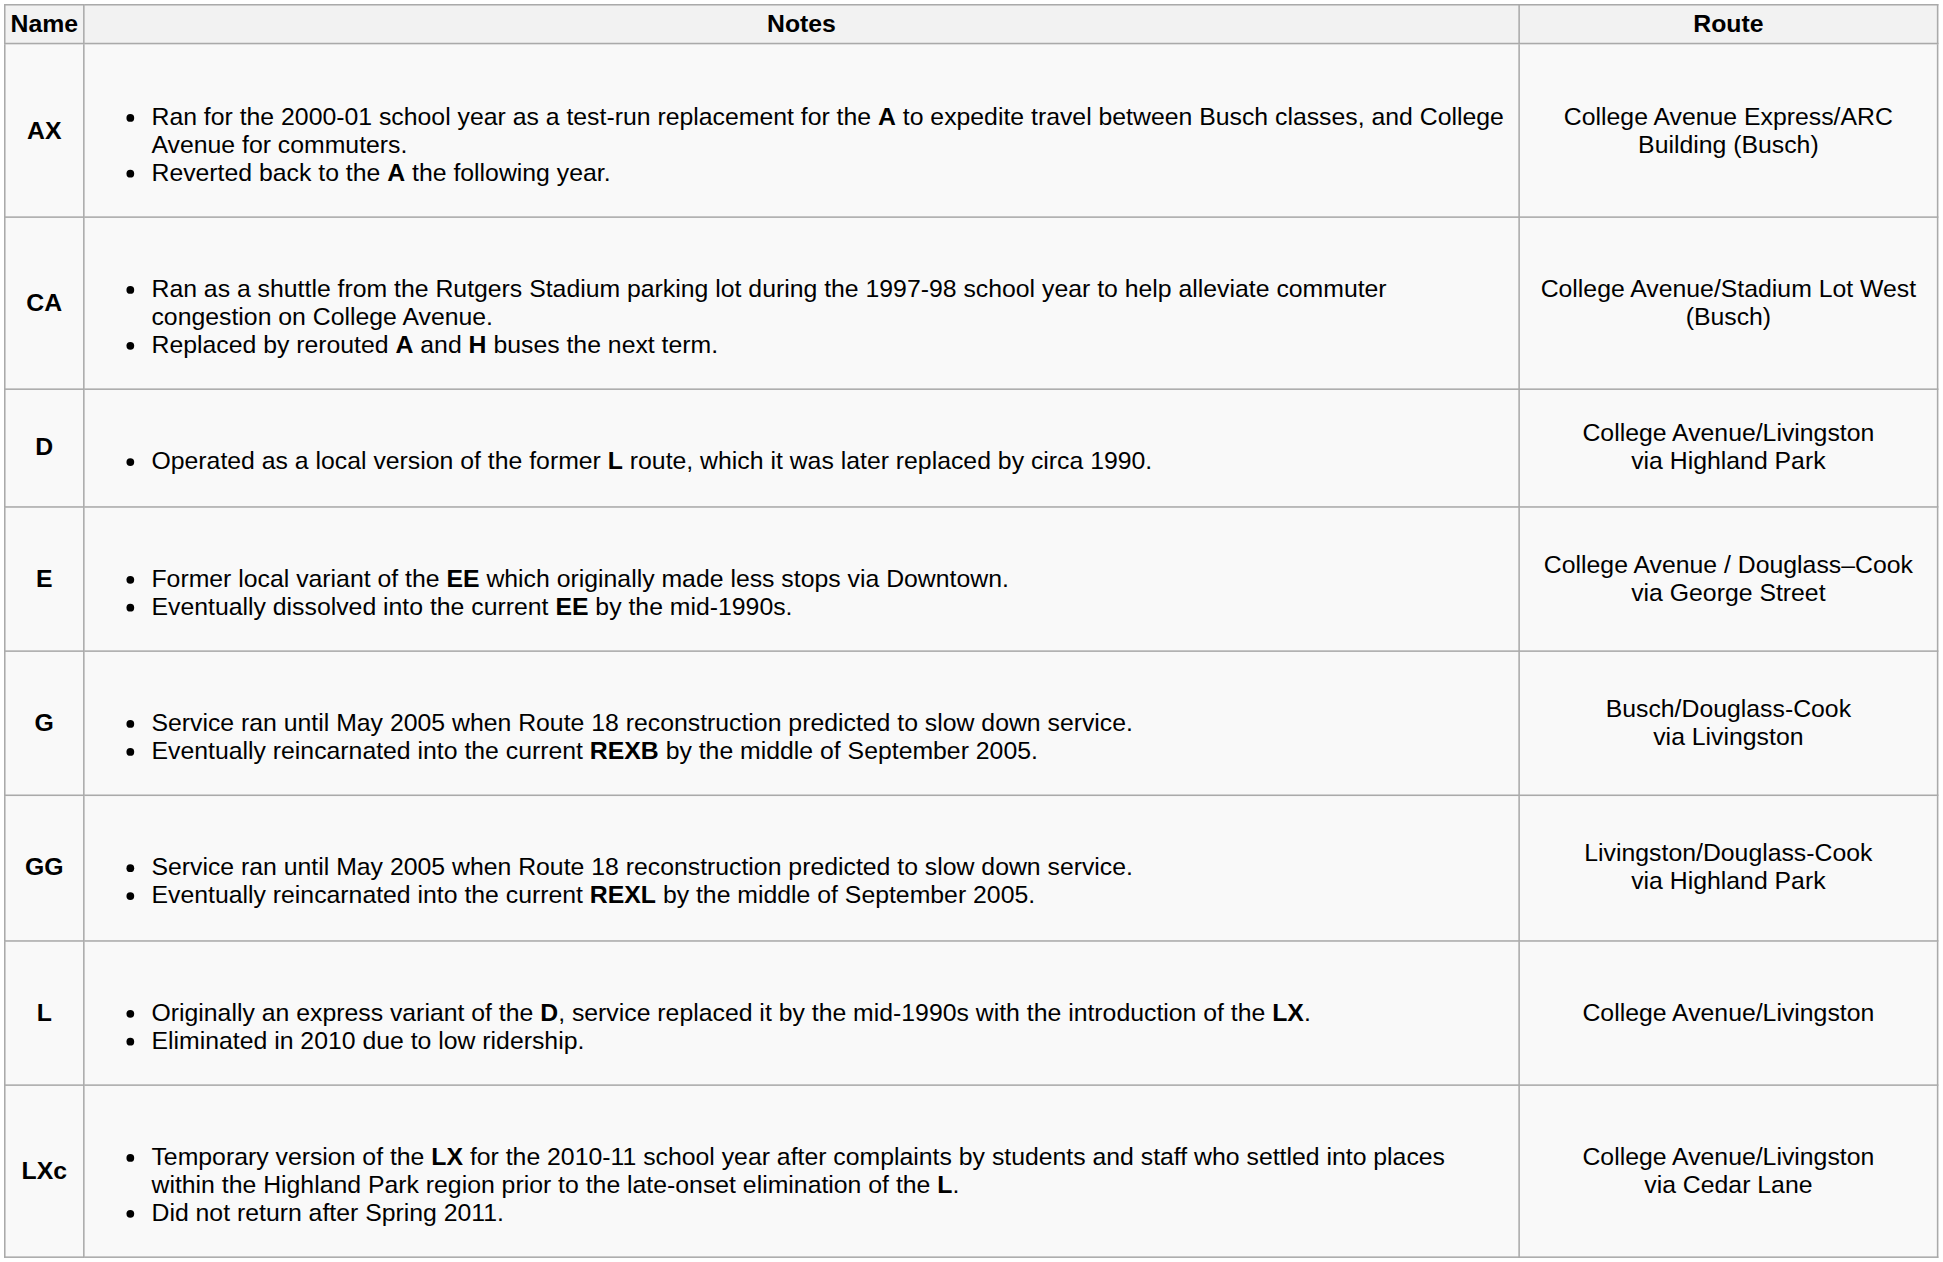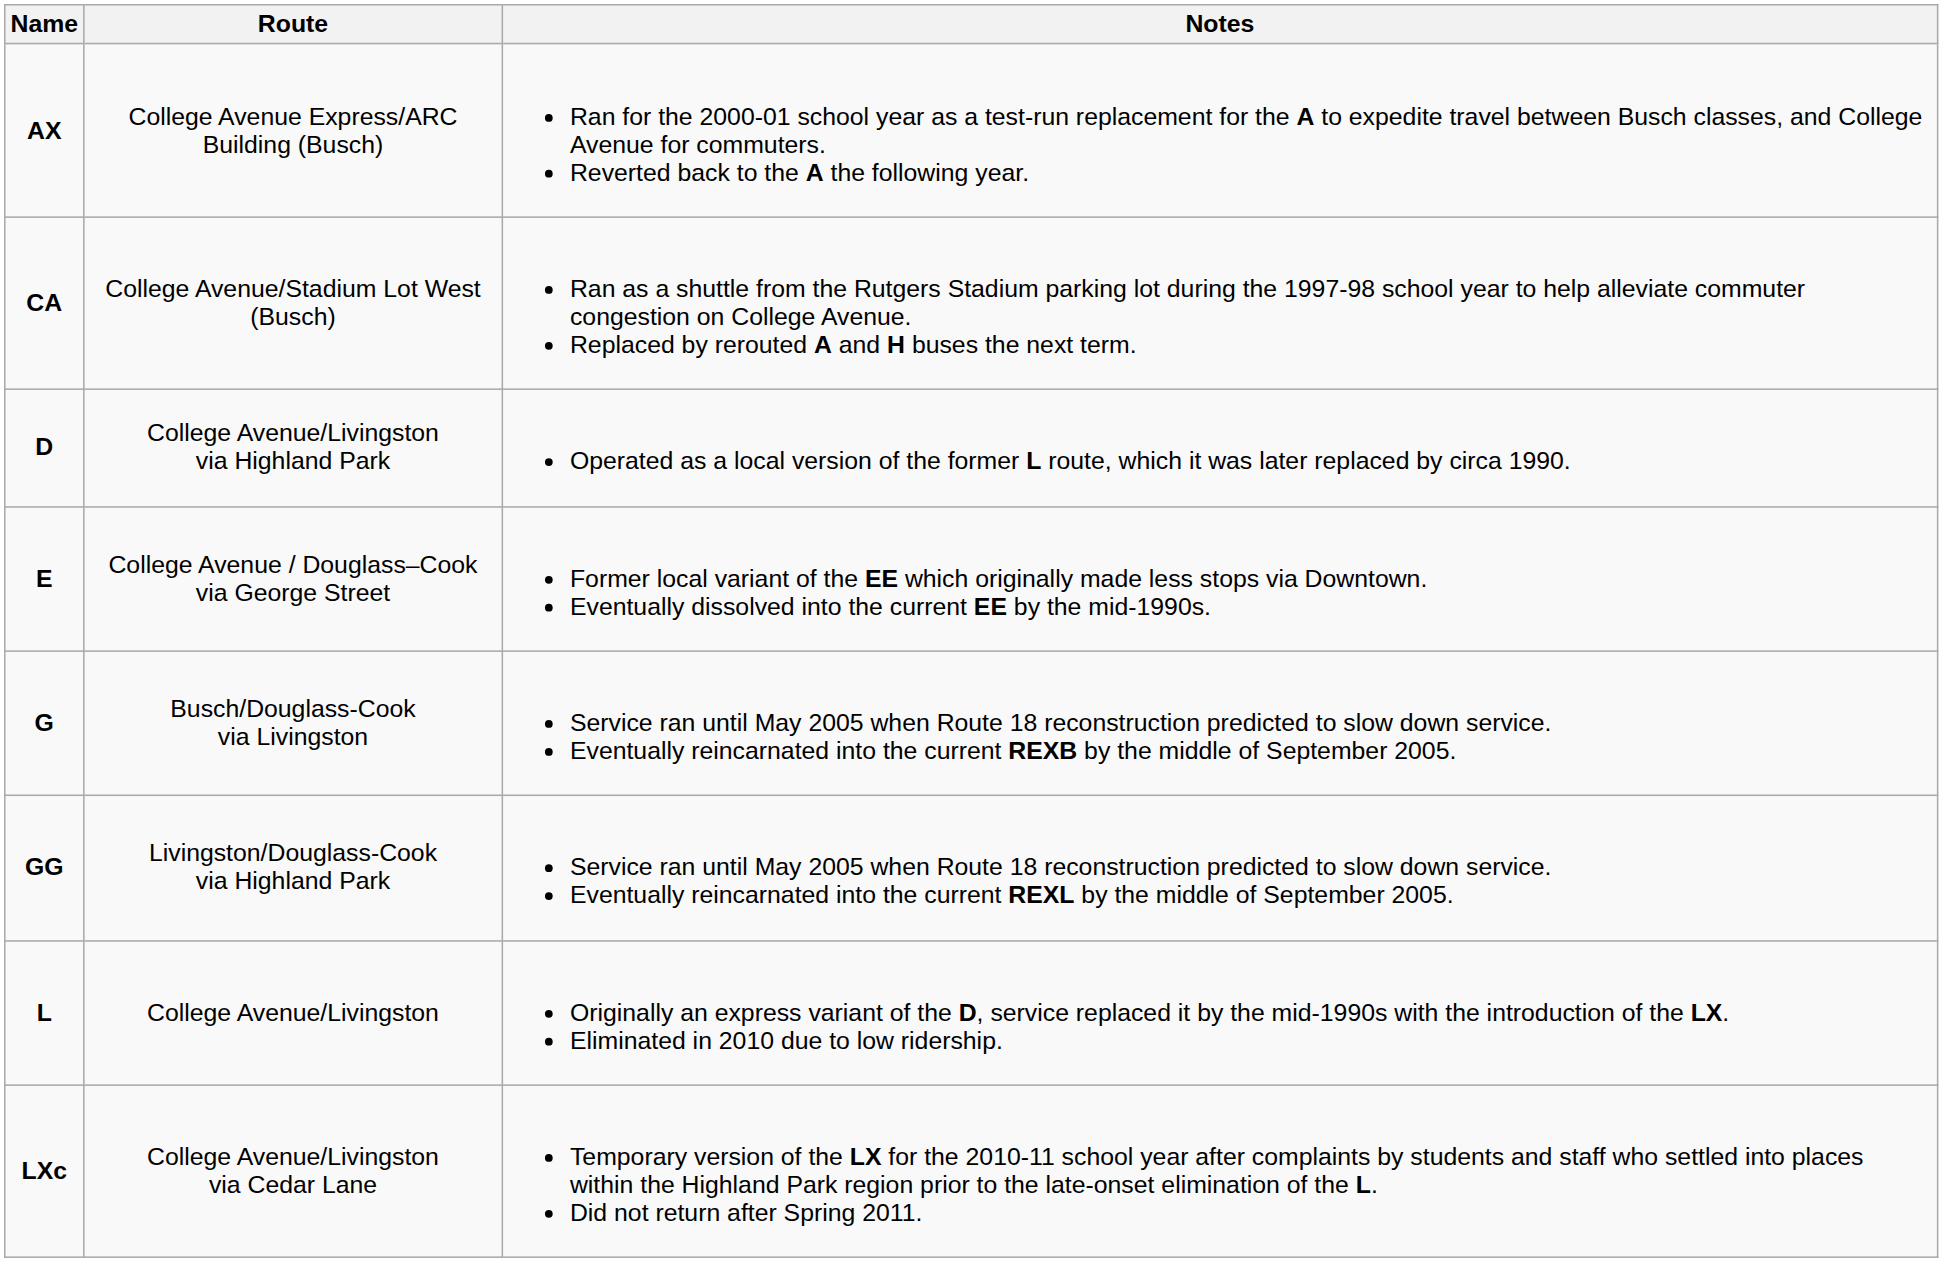columns swapped: (1728, 24) <-> (801, 24)
